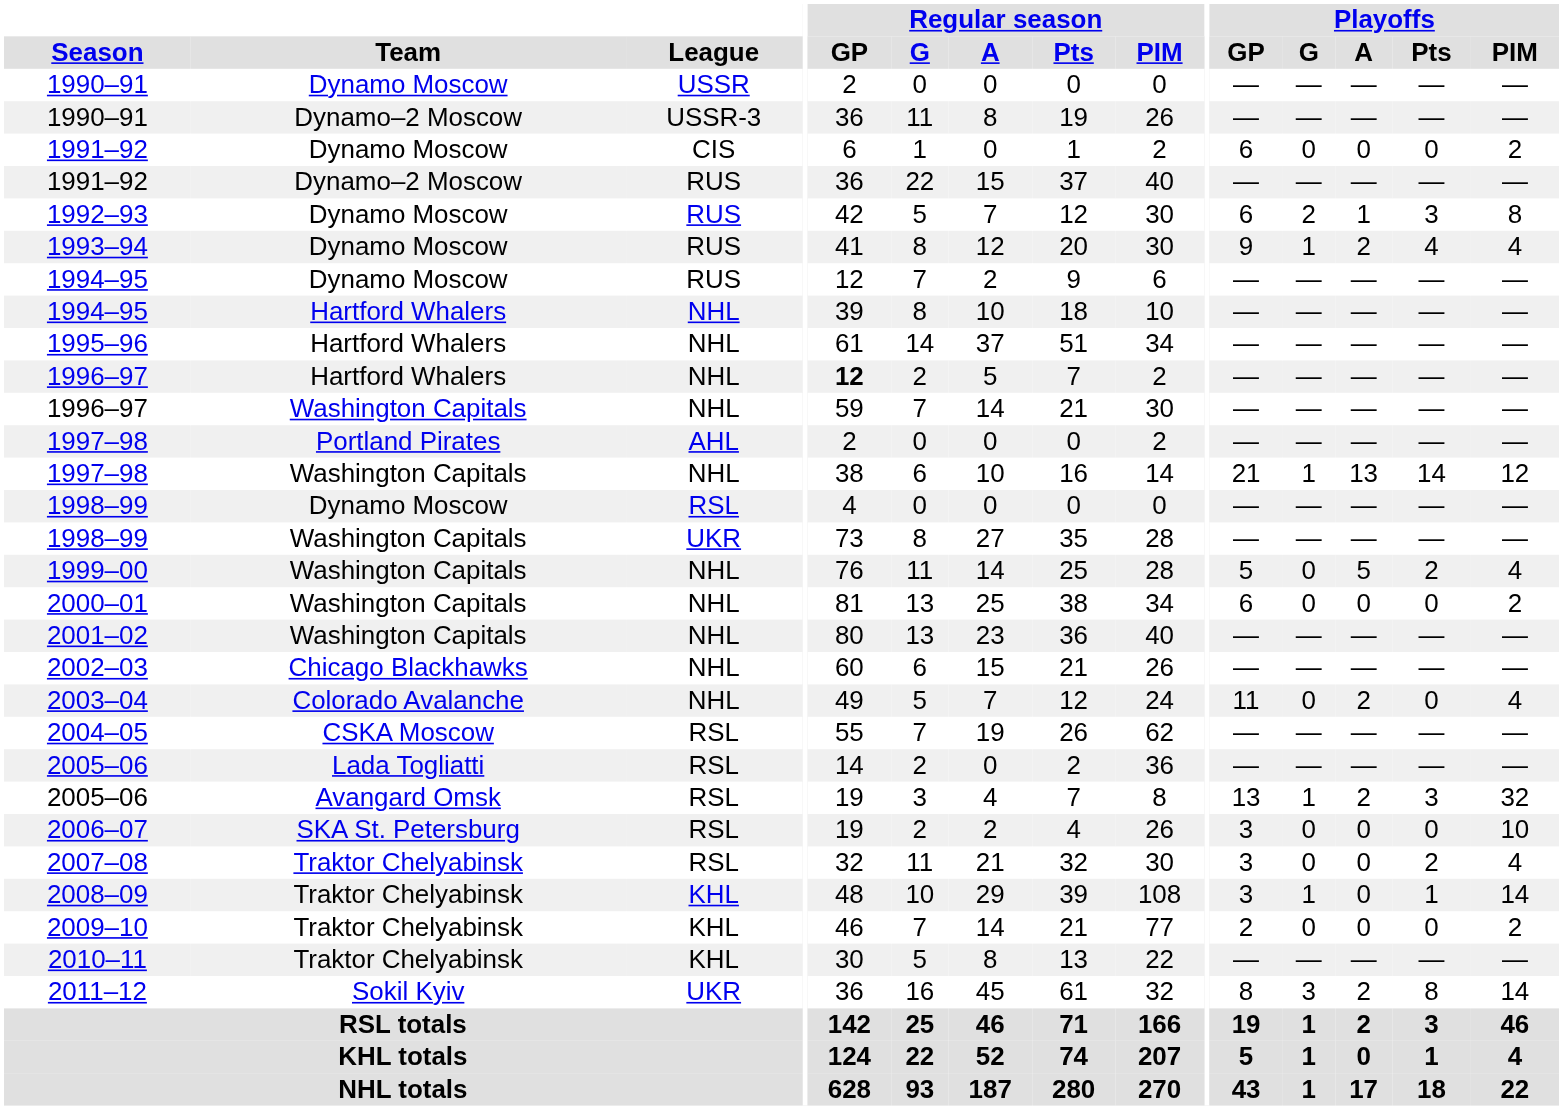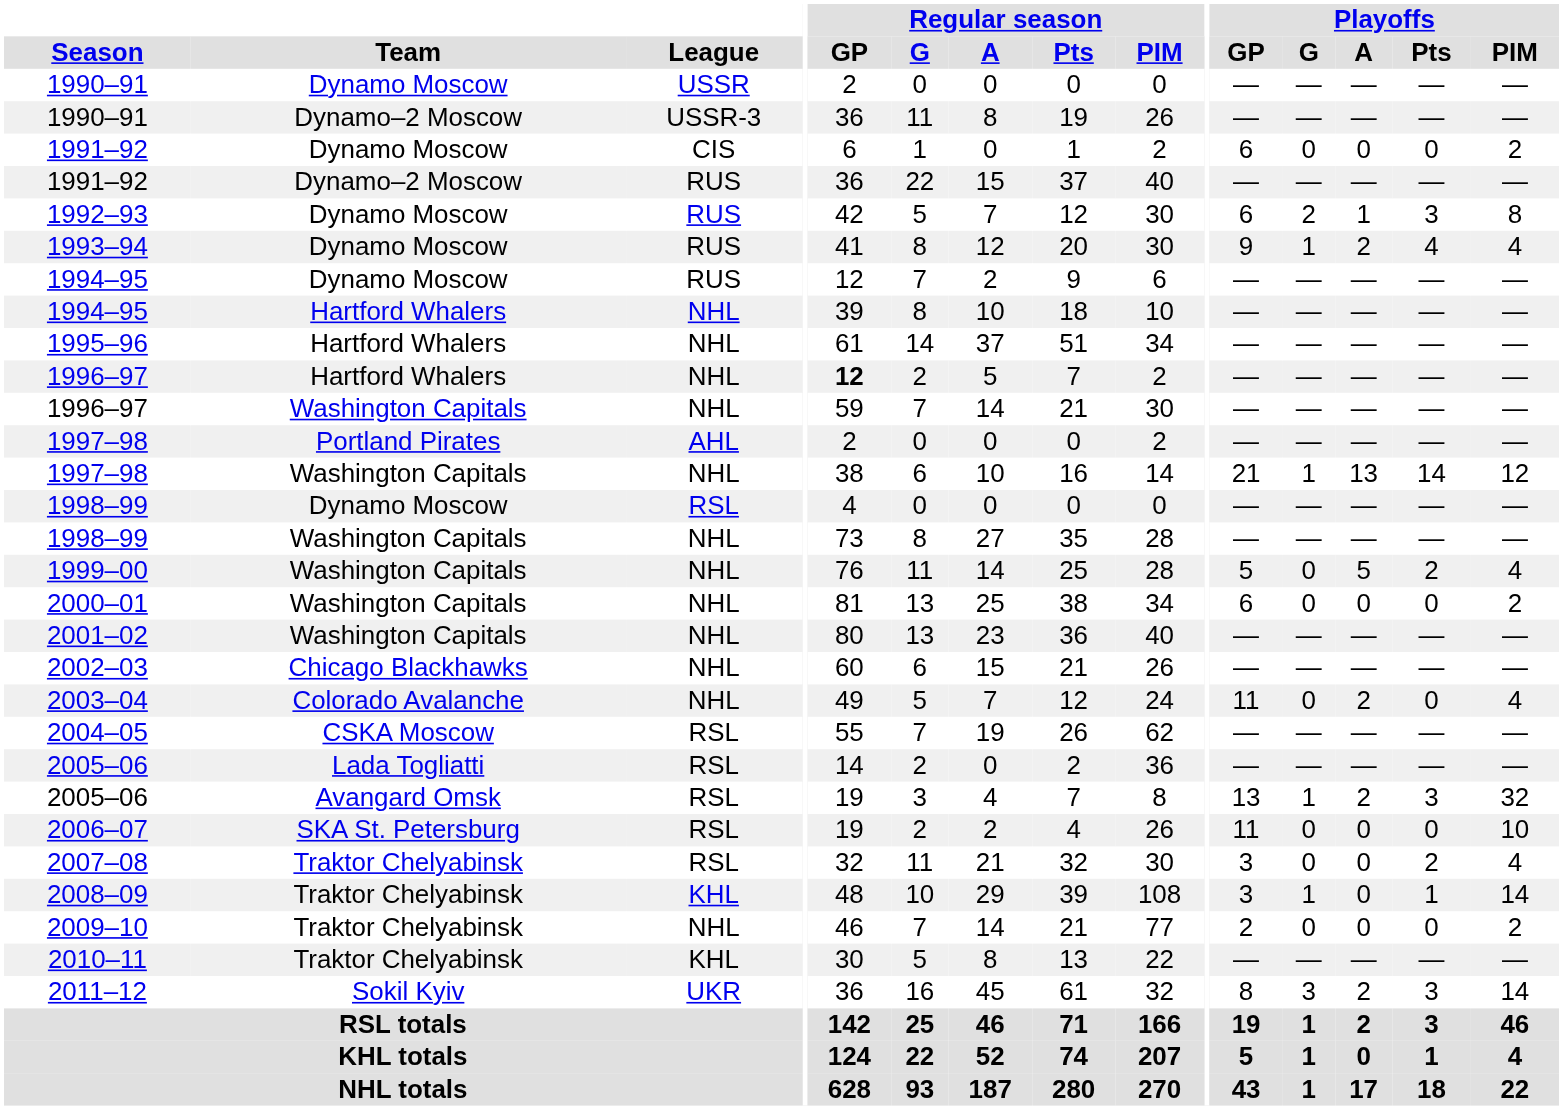(714, 538) UKR -> (714, 538) NHL
(1246, 829) 3 -> (1246, 829) 11
(714, 927) KHL -> (714, 927) NHL
(1431, 991) 8 -> (1431, 991) 3
